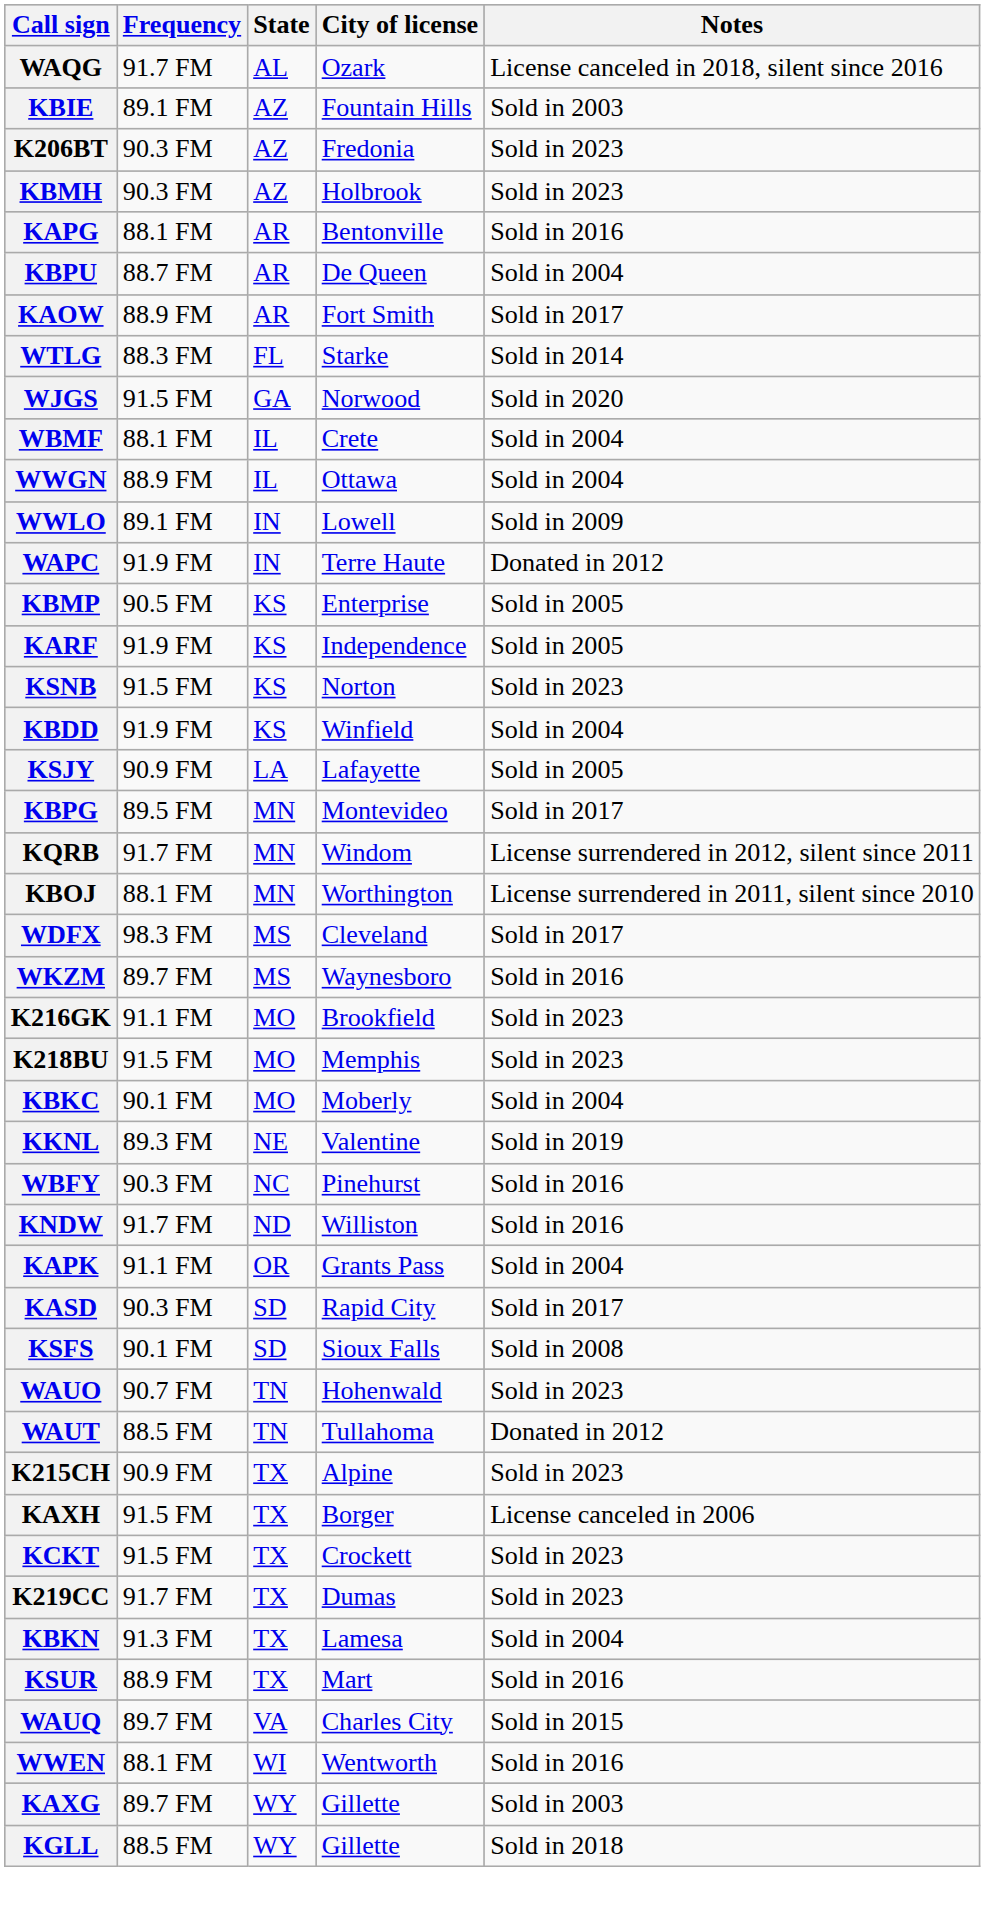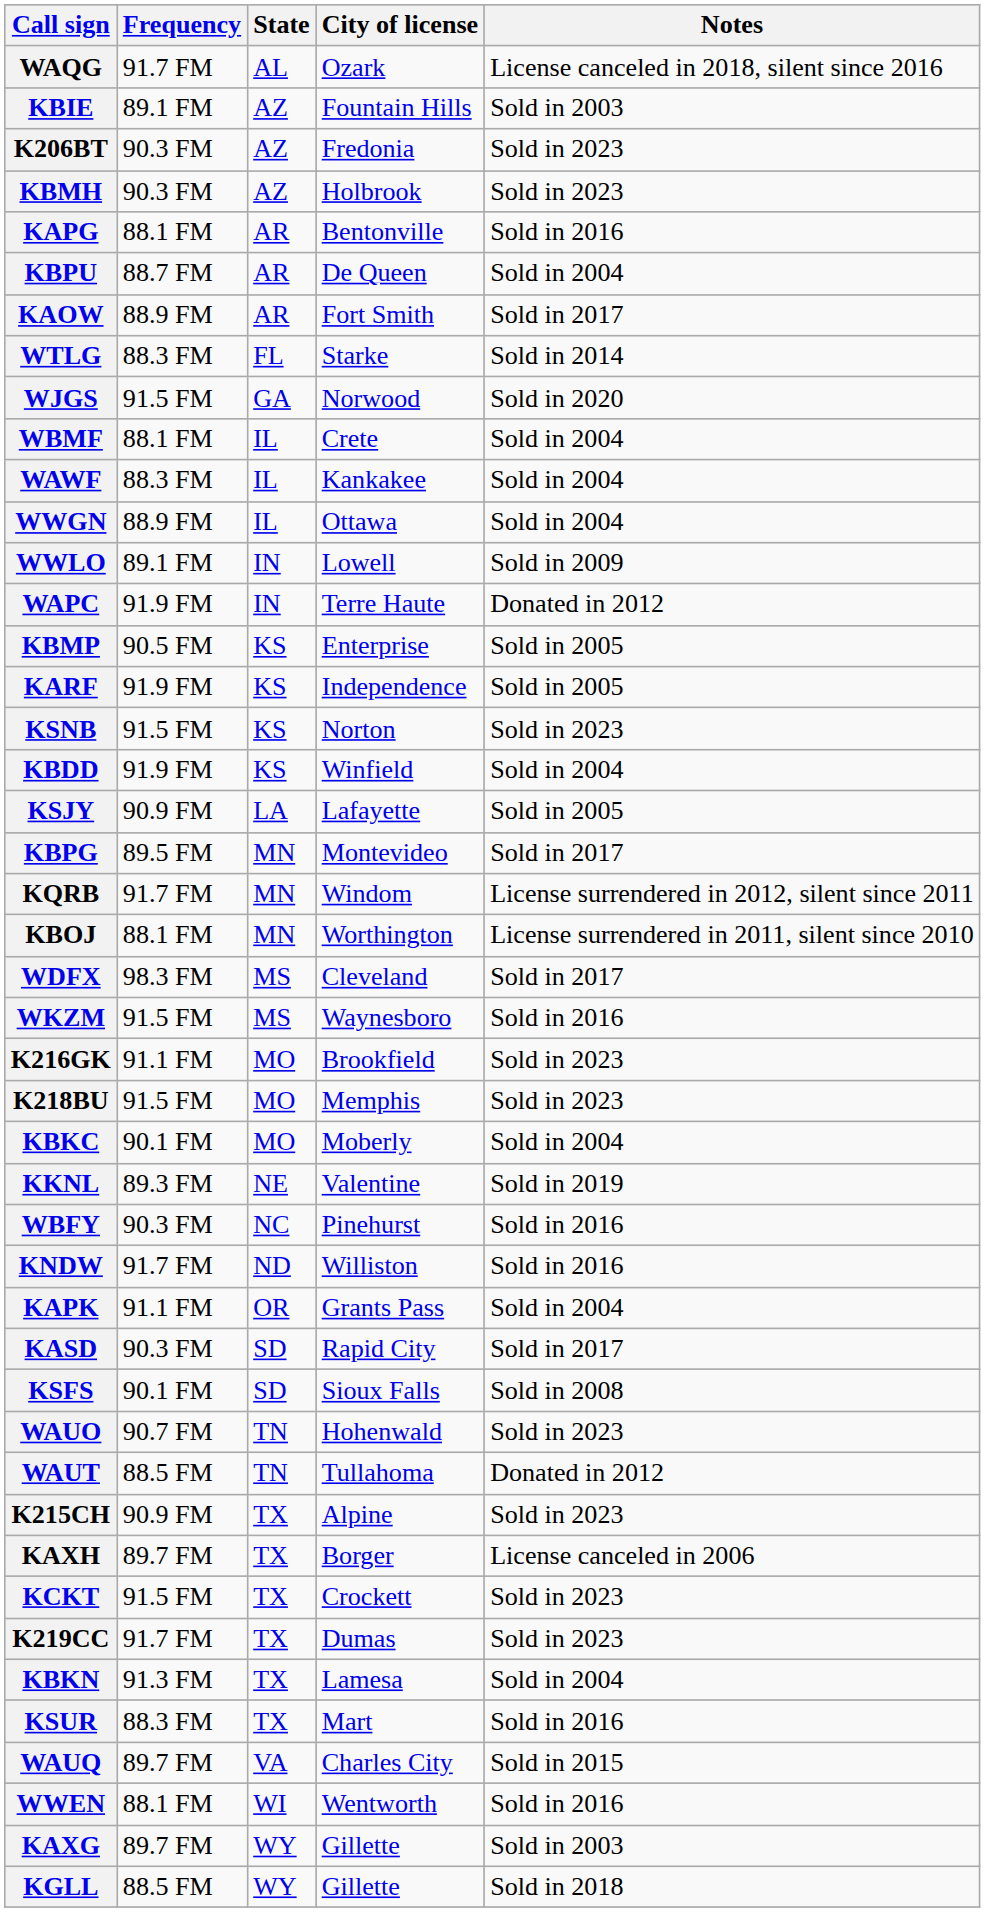+ row: (61, 480)
(168, 976) 89.7 FM -> (168, 1017) 91.5 FM
(168, 1514) 91.5 FM -> (168, 1555) 89.7 FM
(168, 1679) 88.9 FM -> (168, 1720) 88.3 FM
